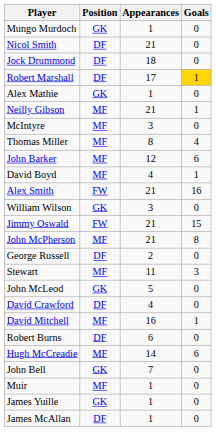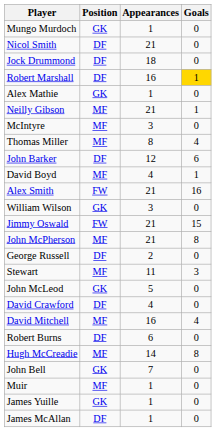(151, 77) 17 -> (151, 77) 16
(100, 158) MF -> (100, 158) DF
(196, 321) 1 -> (196, 321) 4
(196, 353) 6 -> (196, 353) 8
